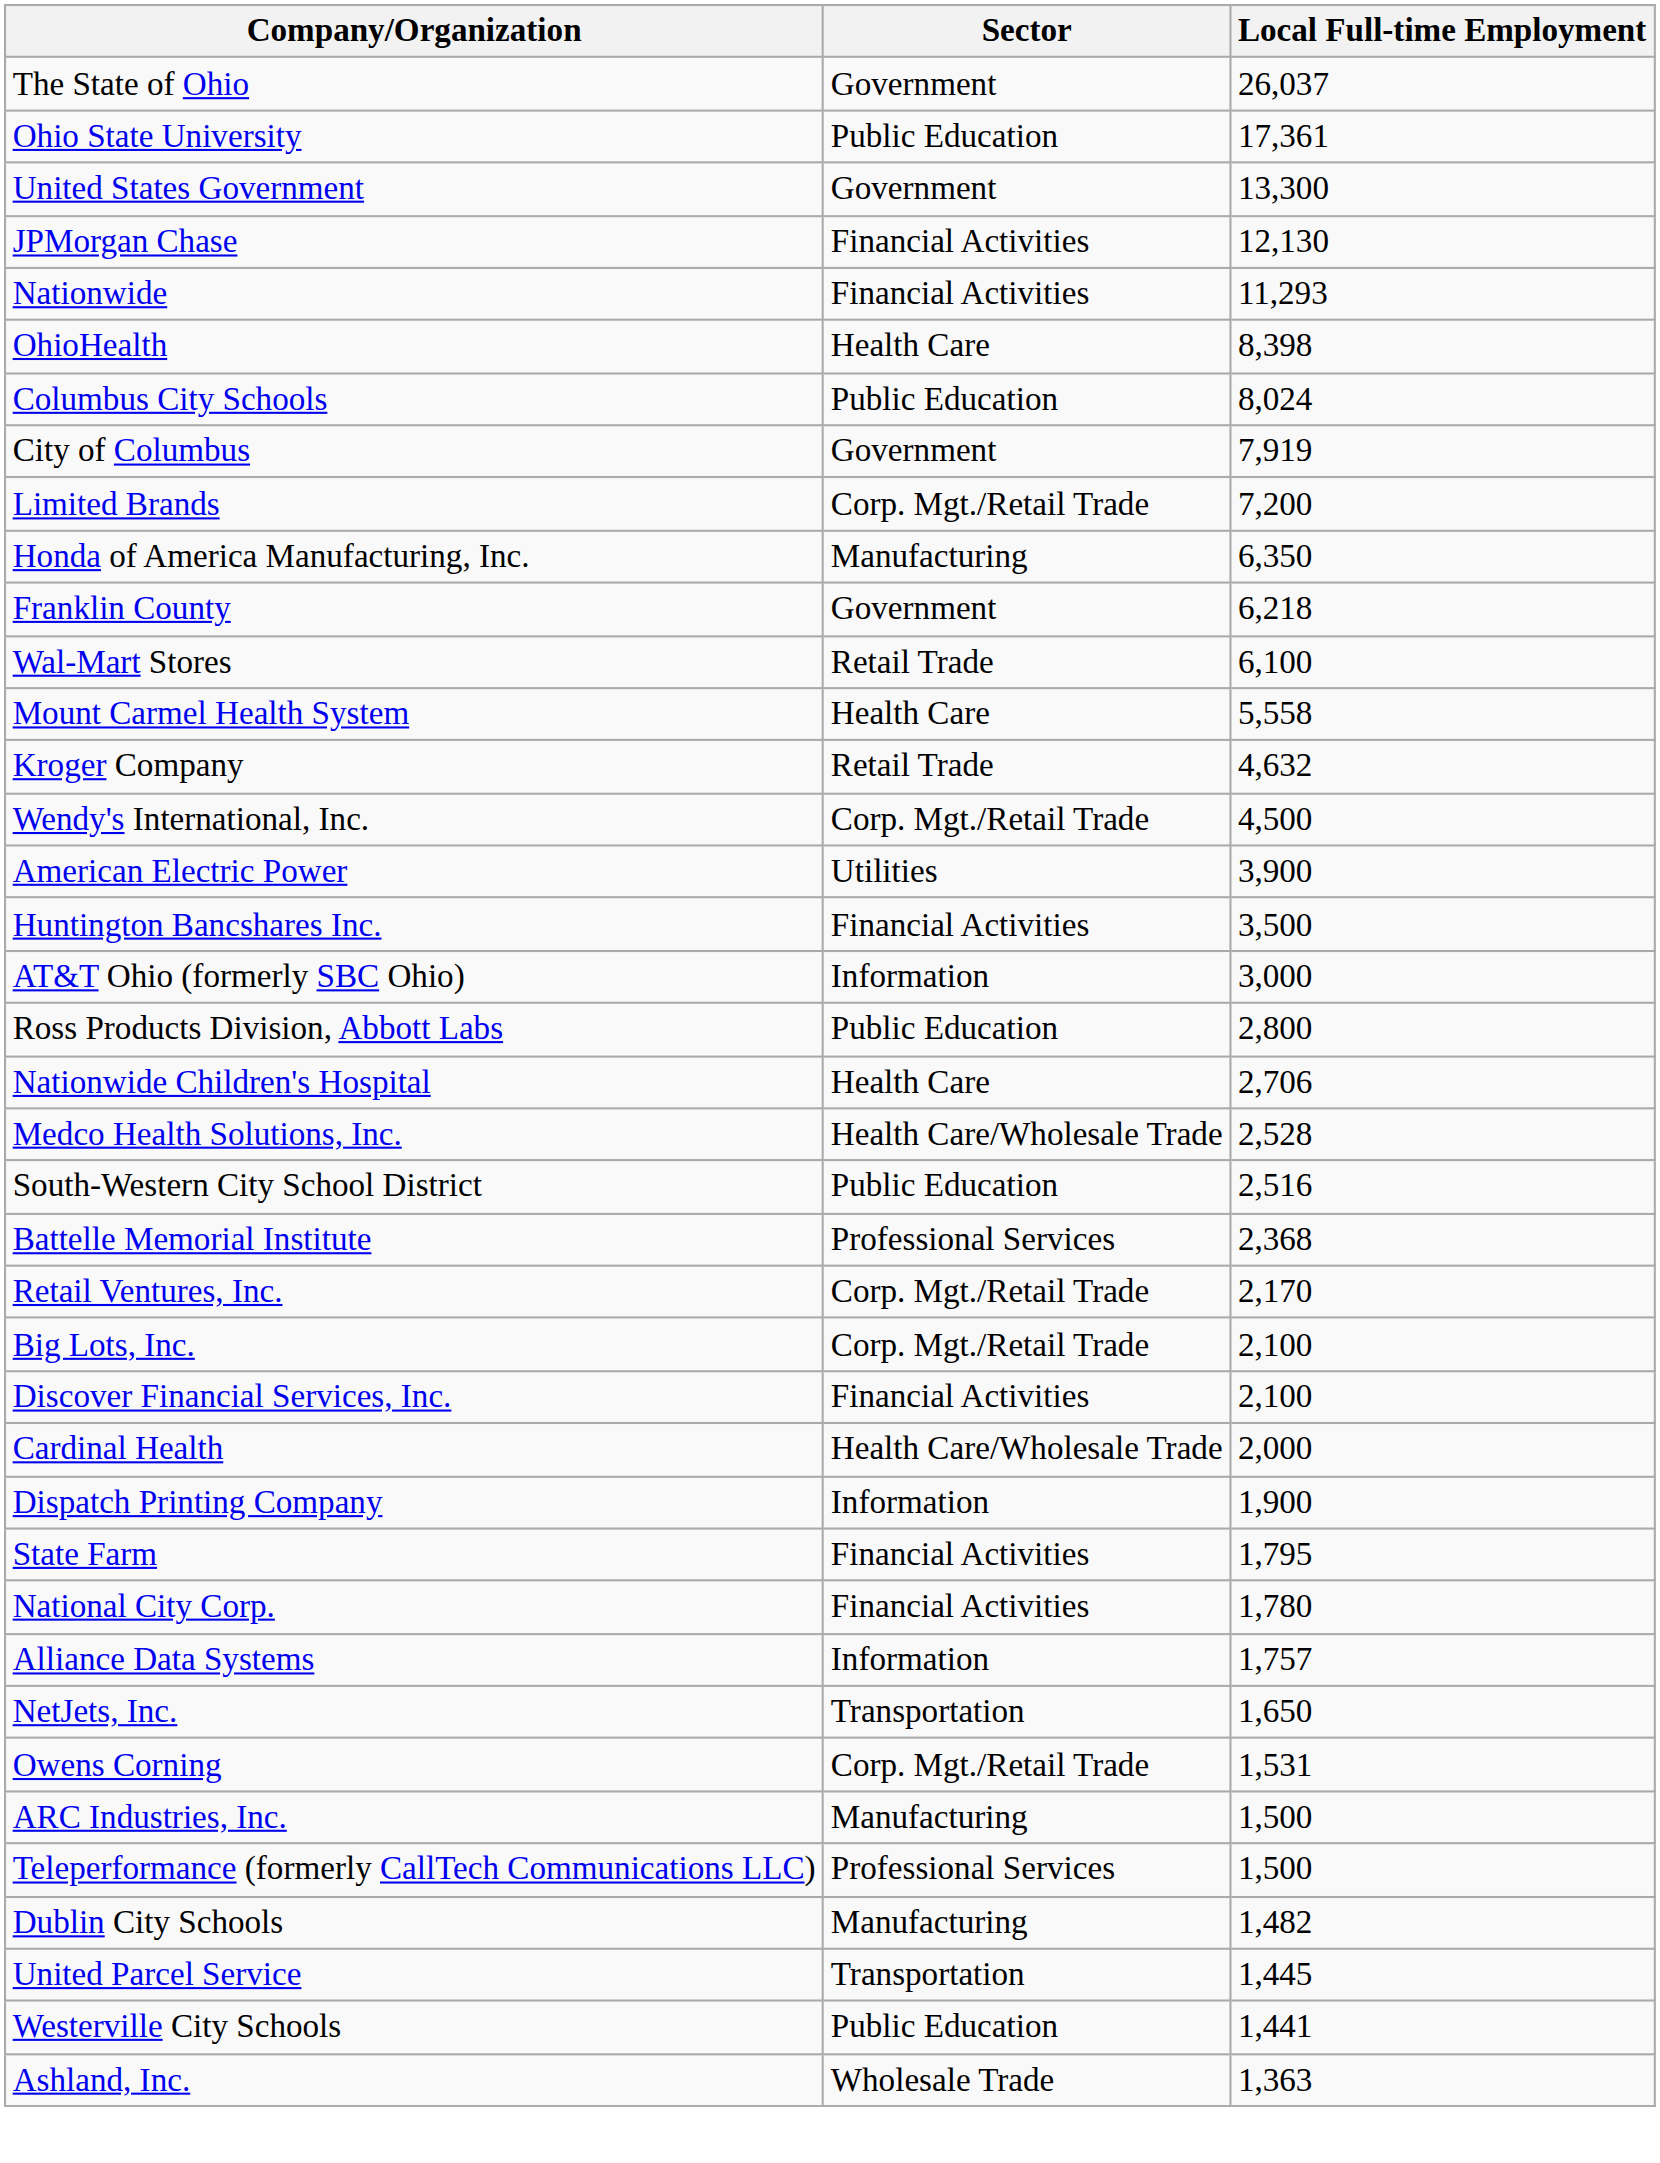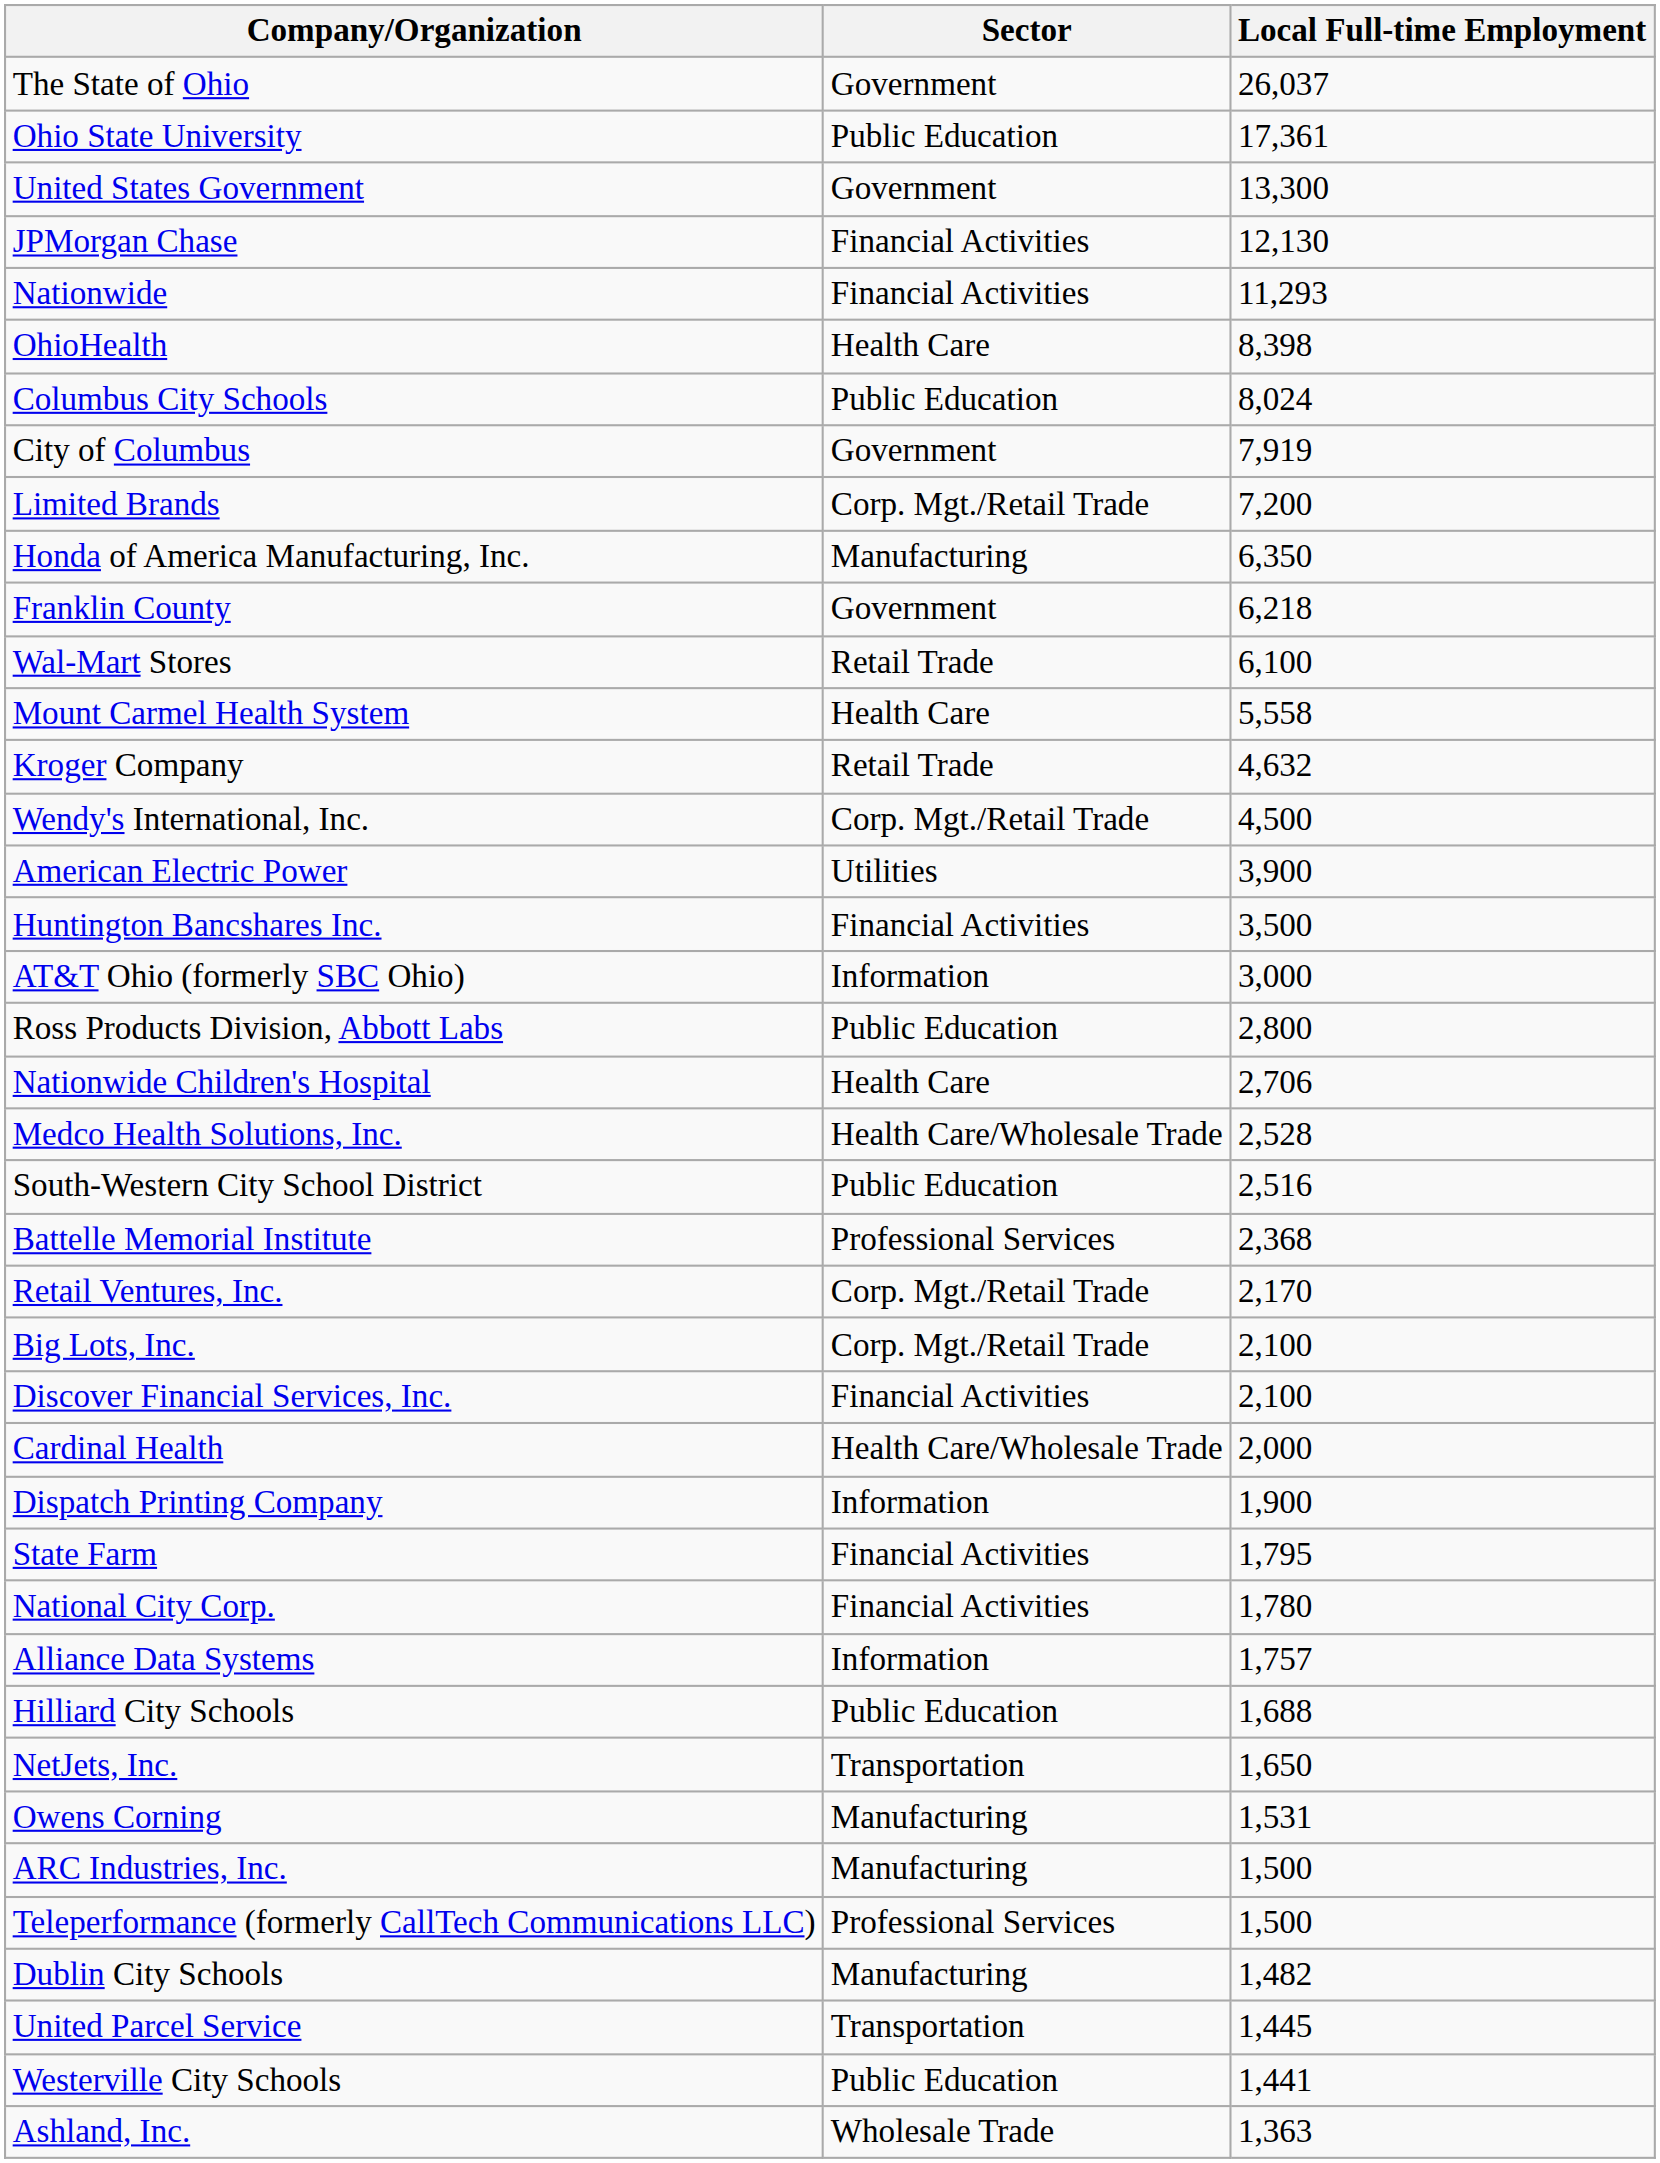+ row: (153, 1711)
(990, 1764) Corp. Mgt./Retail Trade -> (929, 1816) Manufacturing
